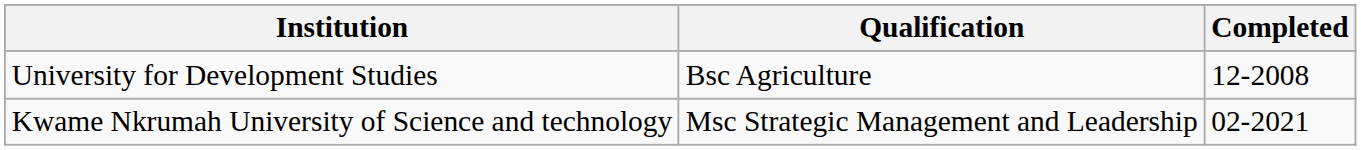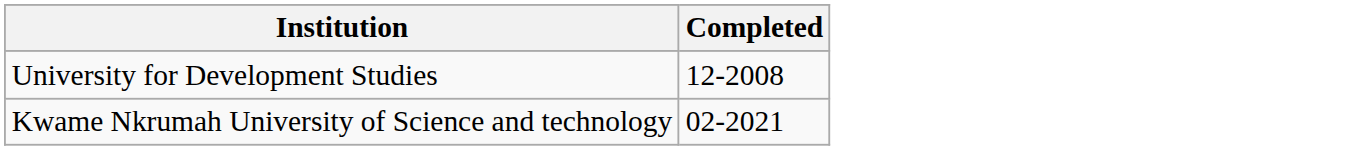- column: (942, 27)
